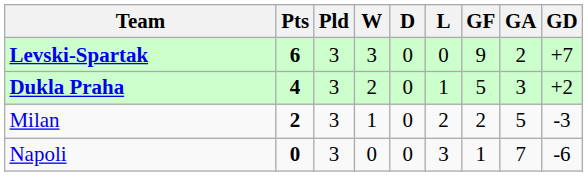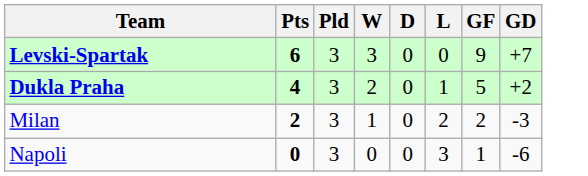- column: (521, 21)
